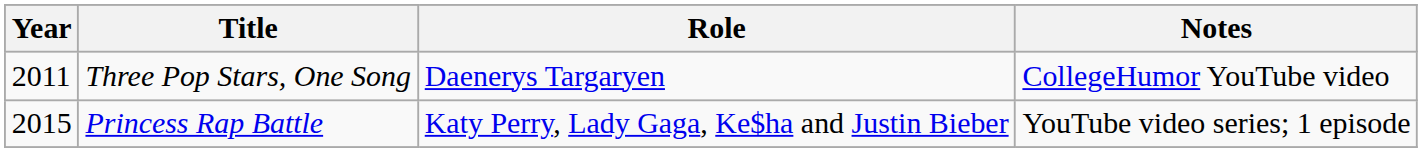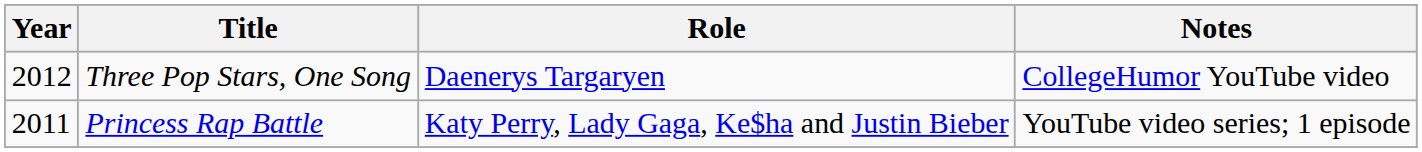(41, 75) 2011 -> (42, 75) 2012
(42, 123) 2015 -> (41, 123) 2011
